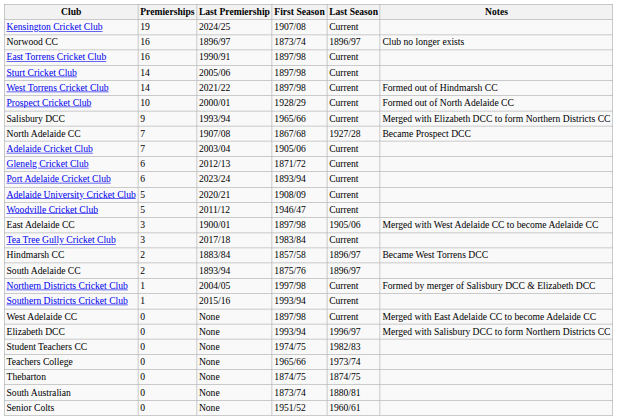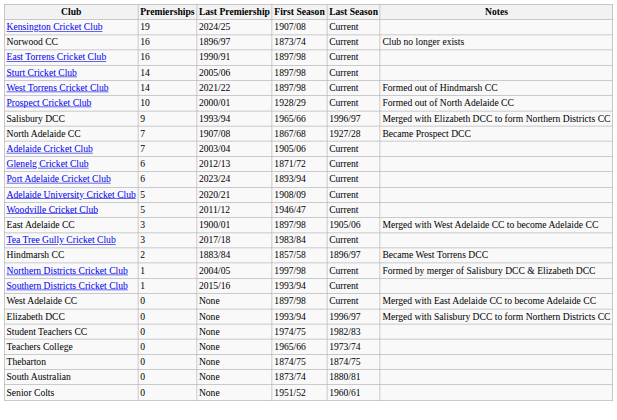(345, 42) 1896/97 -> (344, 42) Current
(344, 118) Current -> (345, 118) 1996/97
- row: (44, 270)
